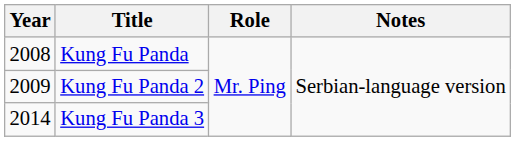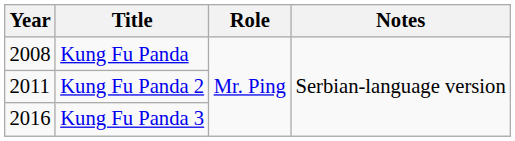(30, 86) 2009 -> (30, 86) 2011
(30, 119) 2014 -> (30, 119) 2016
